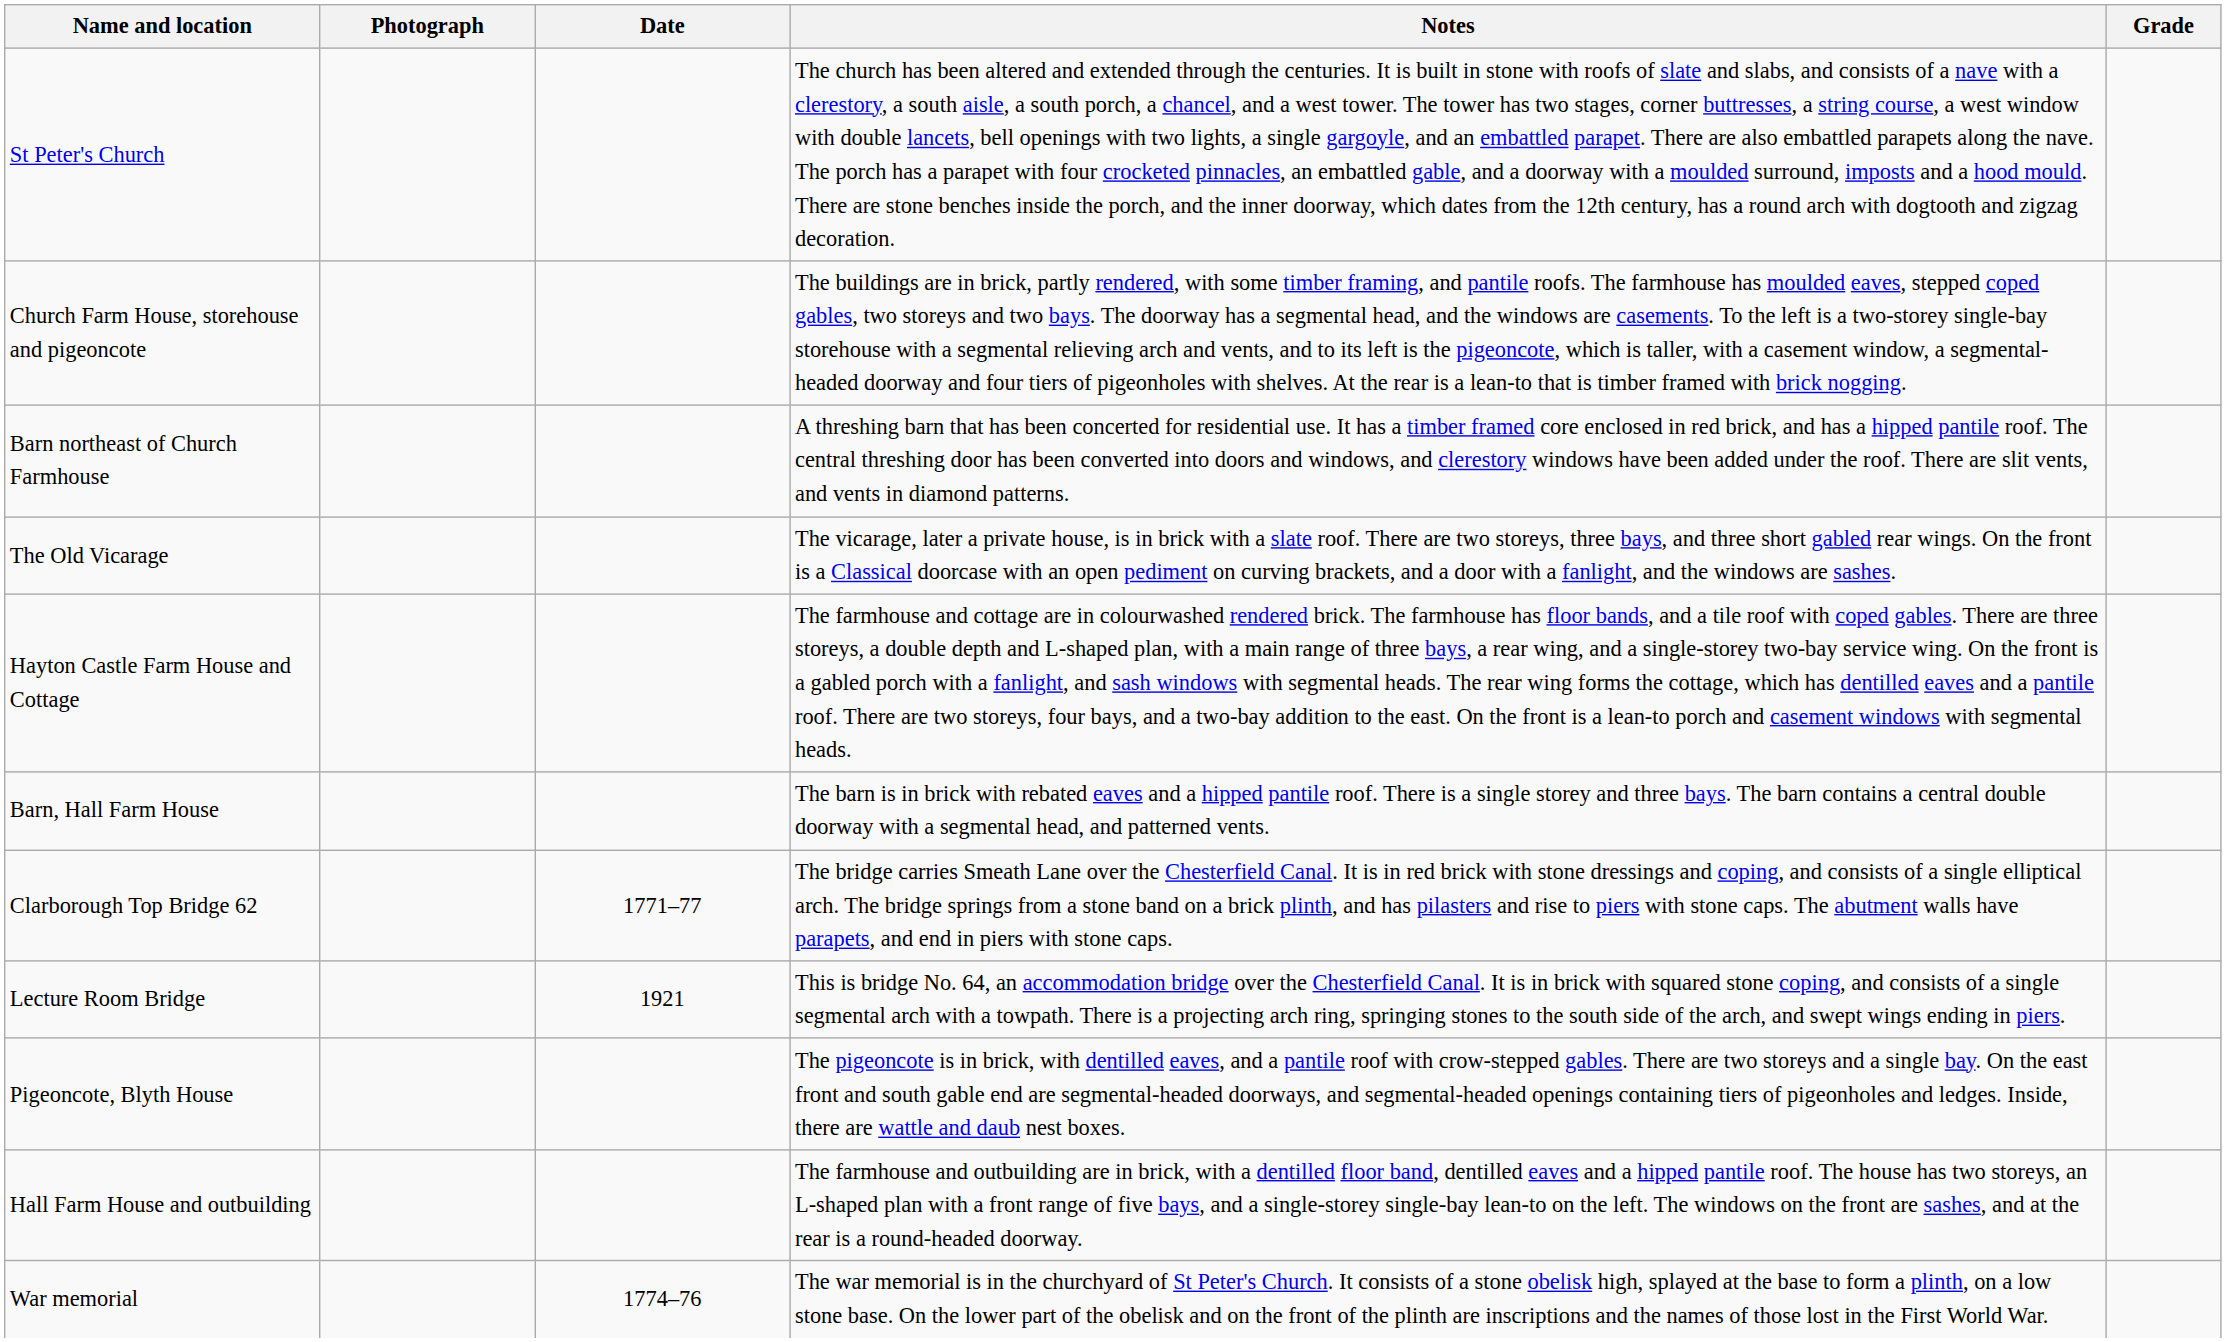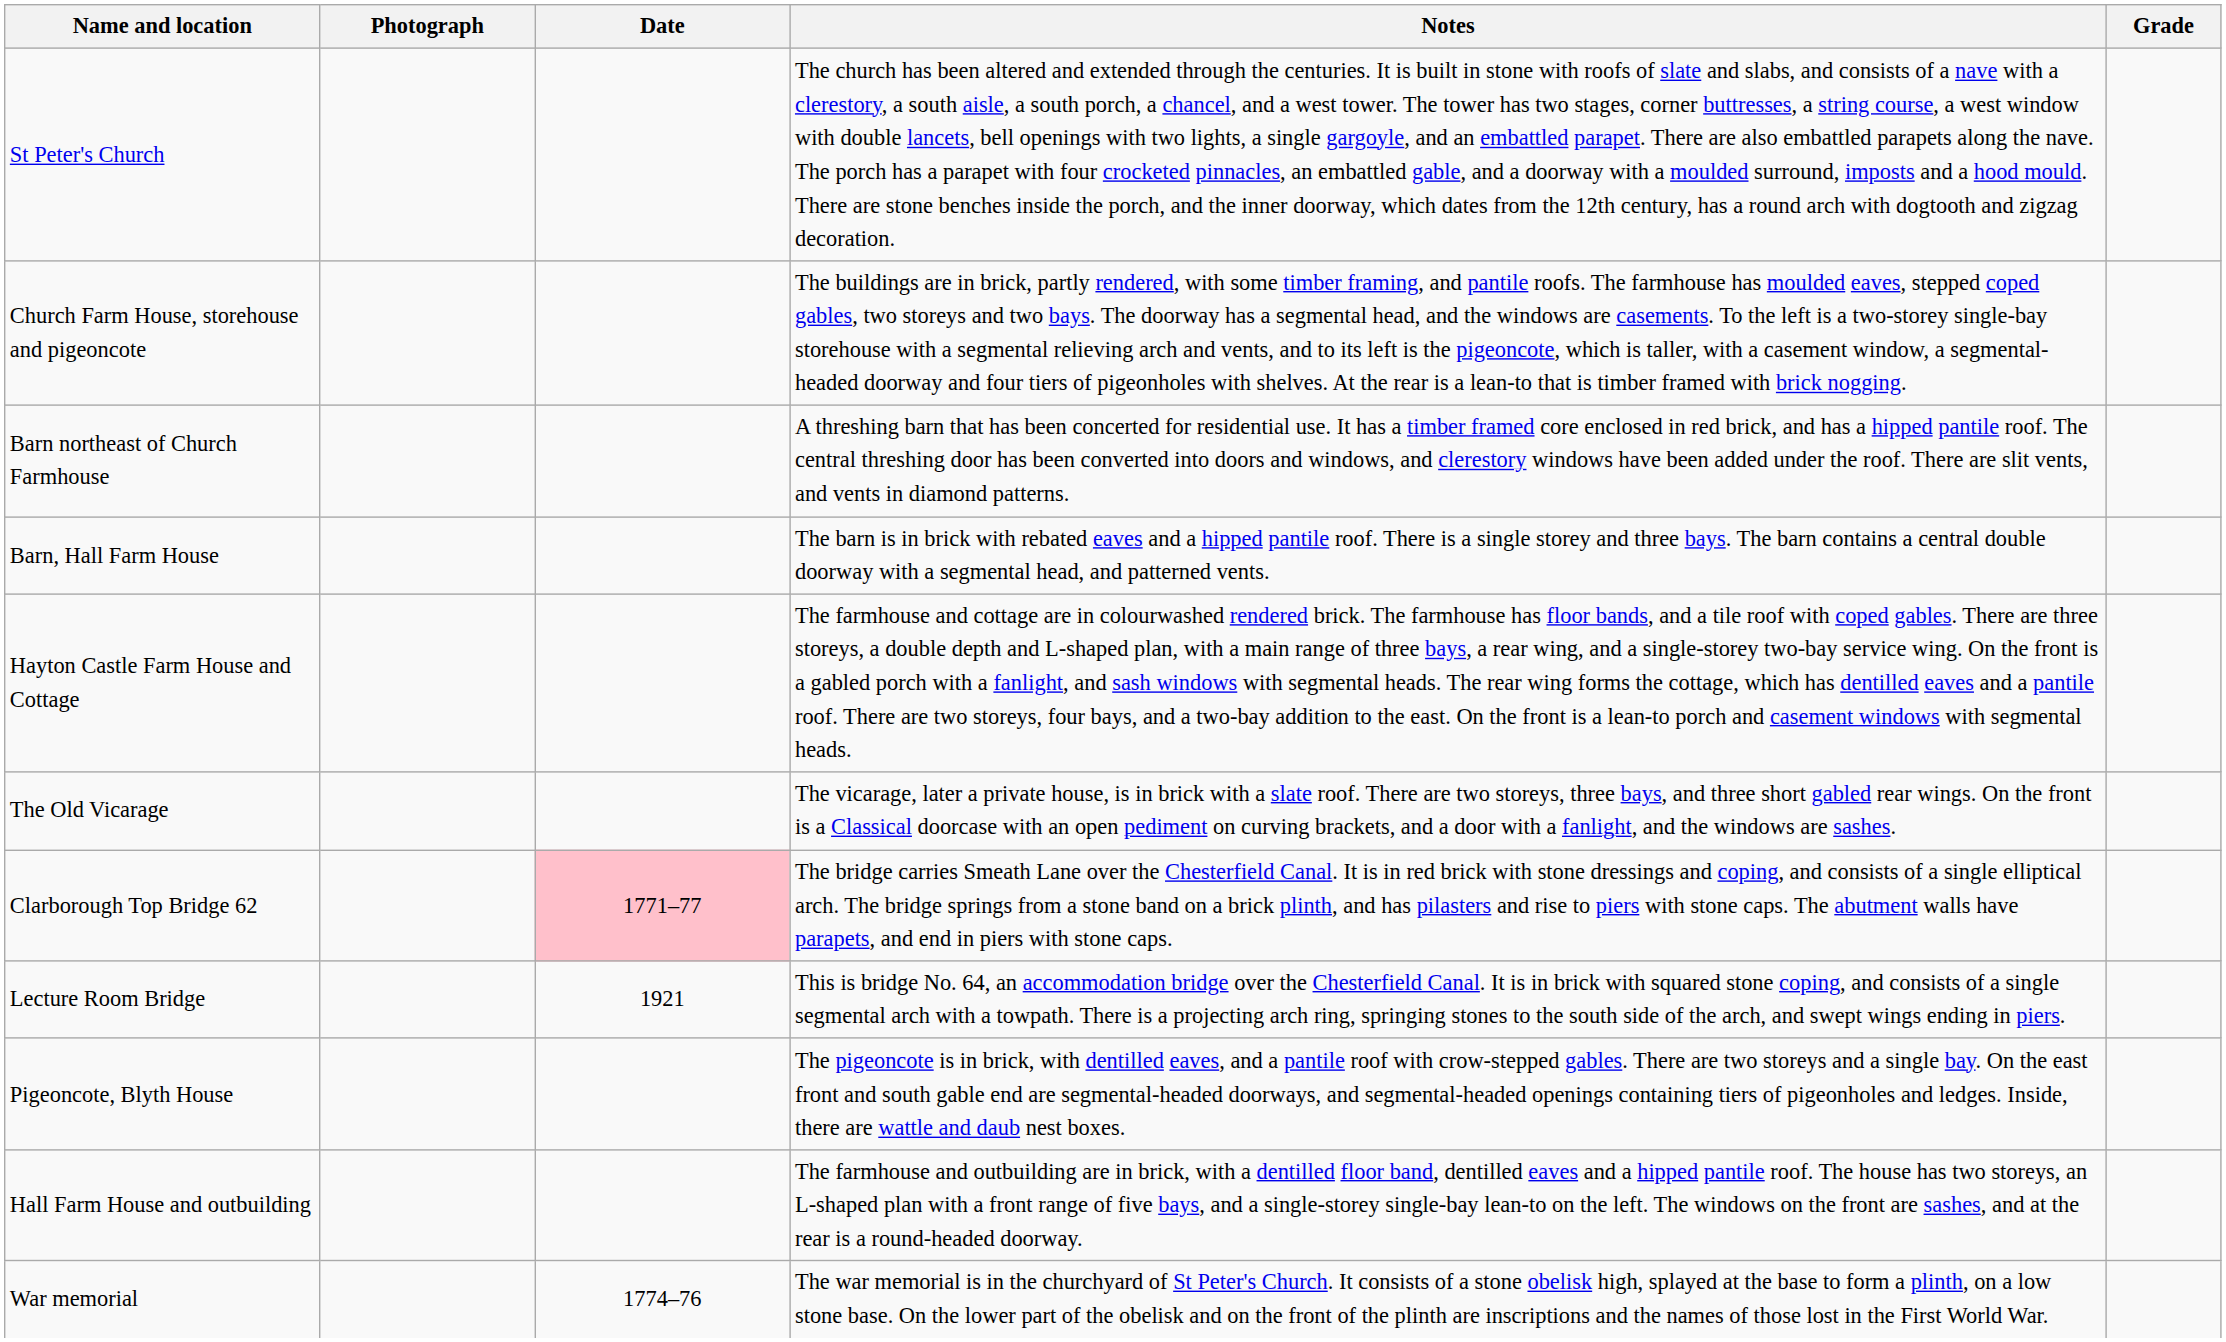rows swapped: (114, 810) <-> (89, 554)
(662, 905) no background -> (662, 905) pink background
